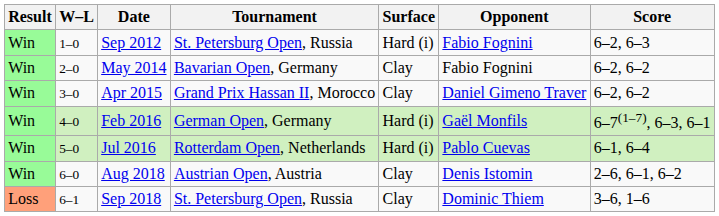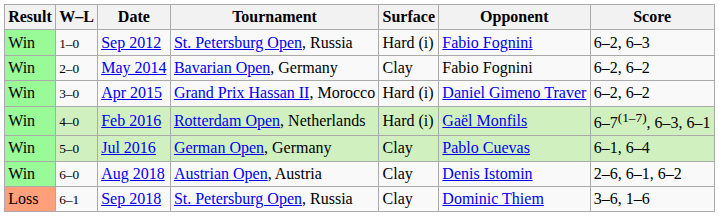(398, 93) Clay -> (408, 93) Hard (i)
(253, 120) German Open, Germany -> (270, 120) Rotterdam Open, Netherlands
(270, 148) Rotterdam Open, Netherlands -> (253, 148) German Open, Germany
(408, 148) Hard (i) -> (398, 148) Clay
